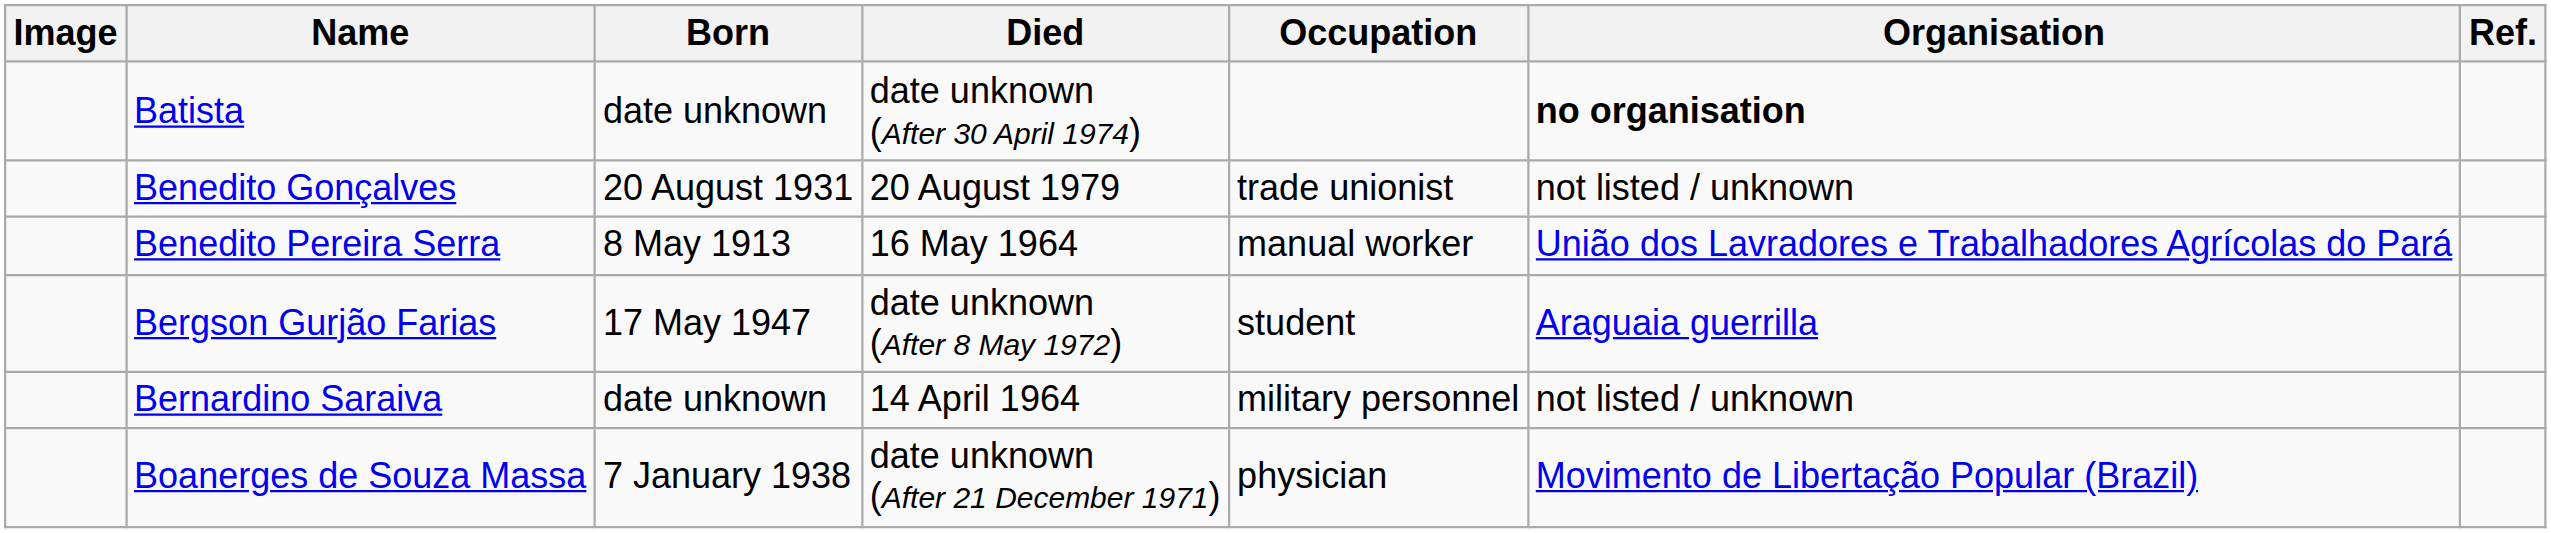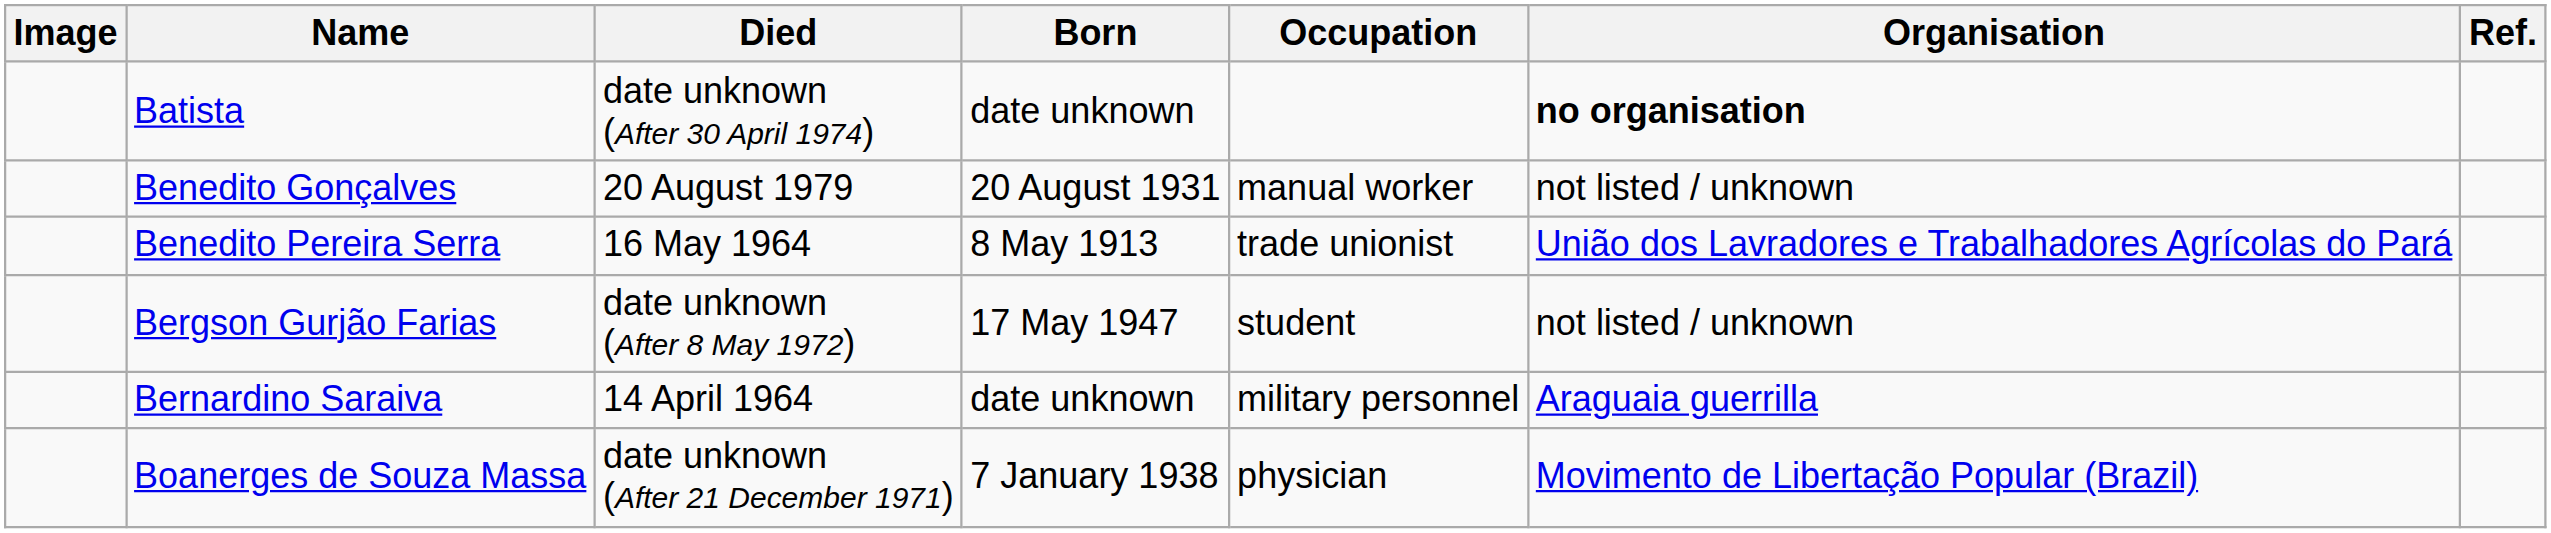columns swapped: (728, 33) <-> (1045, 33)
(1345, 187) trade unionist -> (1355, 187) manual worker
(1355, 244) manual worker -> (1345, 244) trade unionist
(1677, 322) Araguaia guerrilla -> (1695, 322) not listed / unknown
(1695, 399) not listed / unknown -> (1677, 399) Araguaia guerrilla
